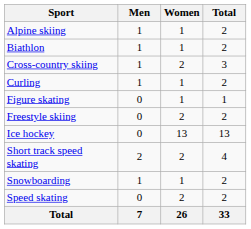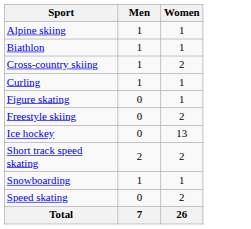- column: (224, 13)
